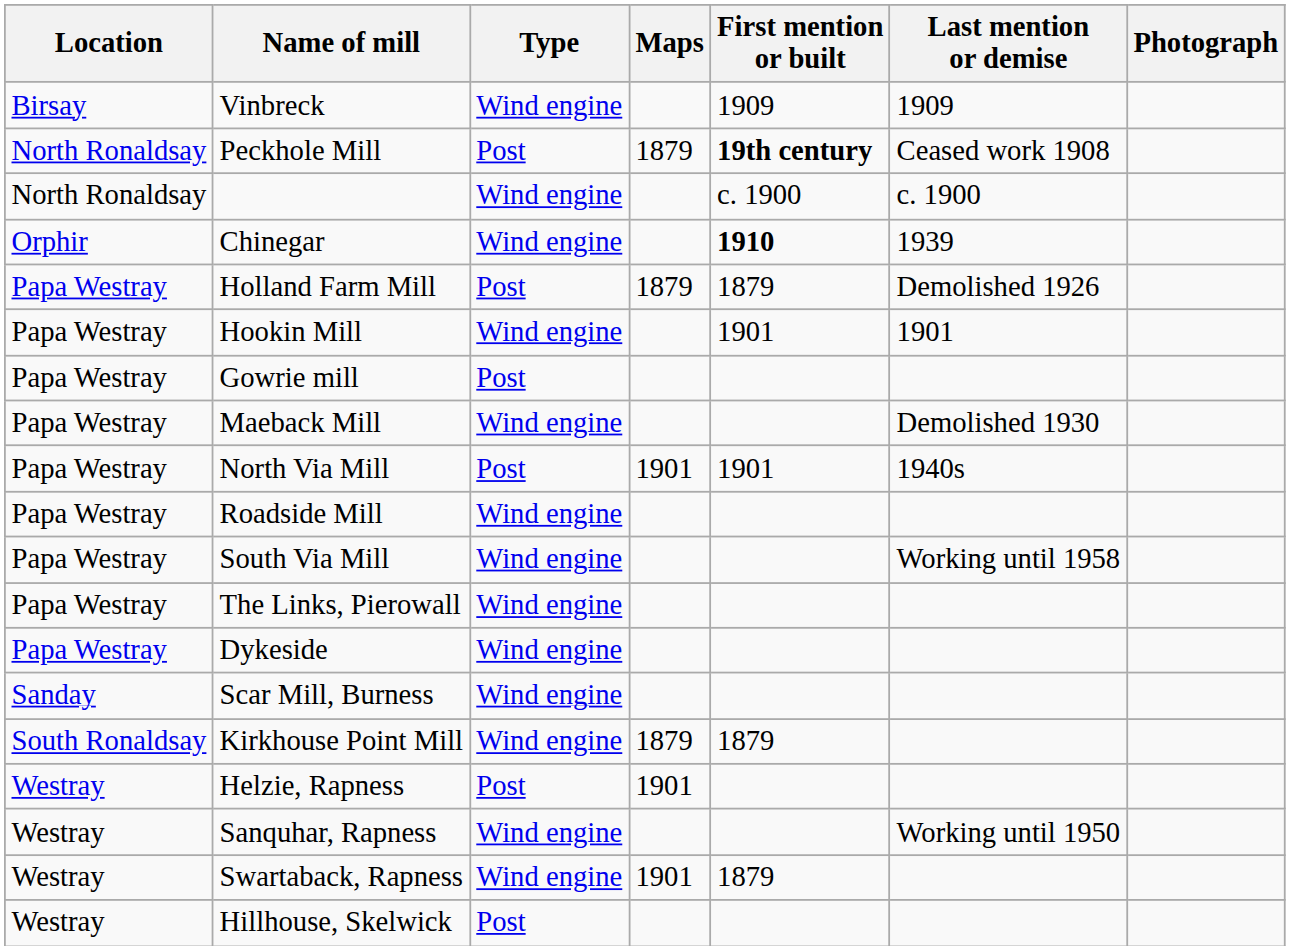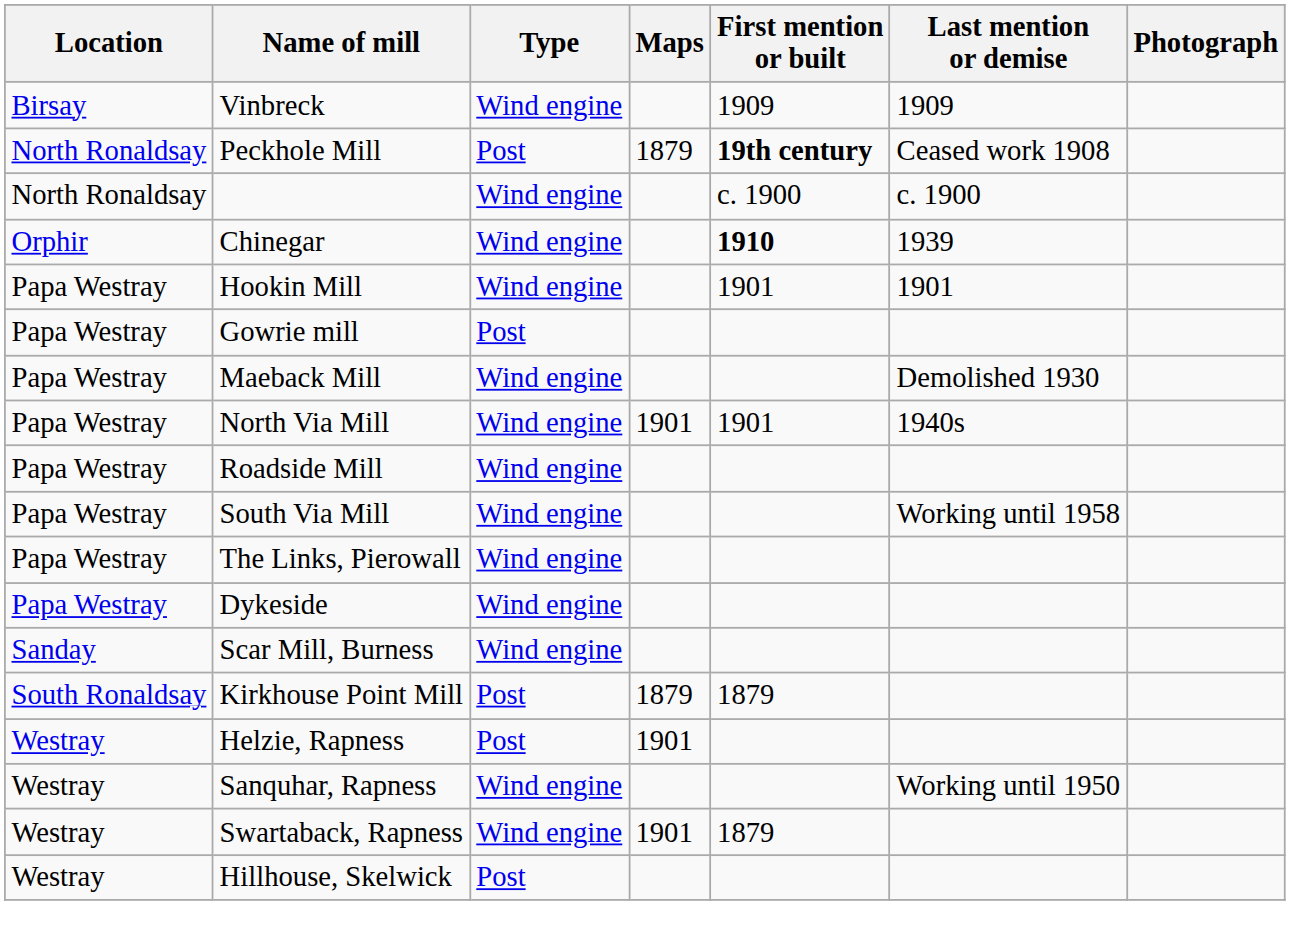- row: (328, 286)
(501, 468) Post -> (549, 422) Wind engine
(549, 740) Wind engine -> (501, 695) Post
